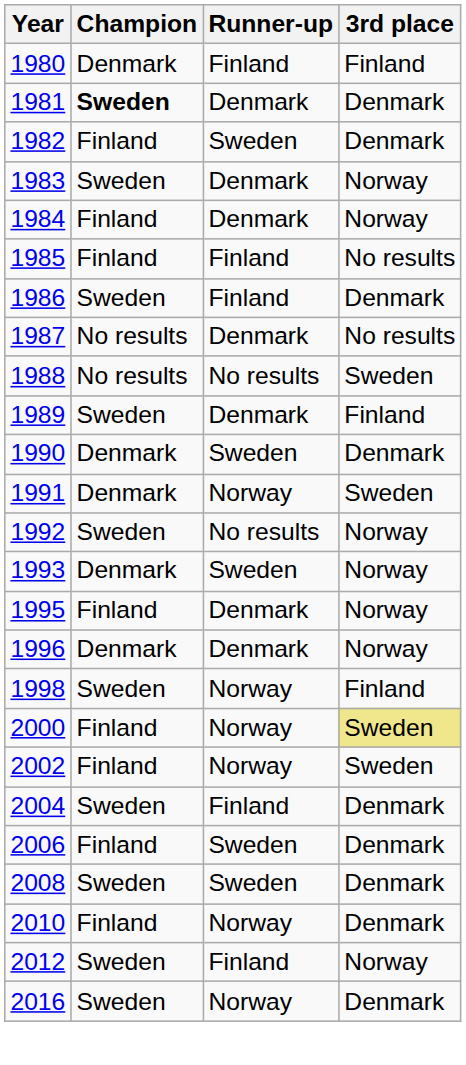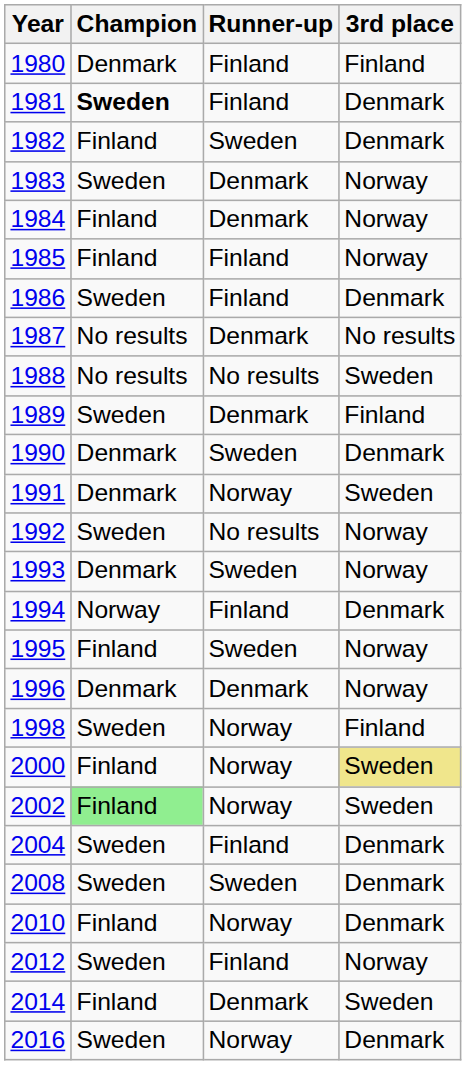(258, 102) Denmark -> (249, 102) Finland
(400, 258) No results -> (386, 258) Norway
+ row: (38, 610)
(258, 610) Denmark -> (253, 649) Sweden
(117, 766) no background -> (117, 805) lightgreen background
- row: (38, 844)
+ row: (38, 1000)
